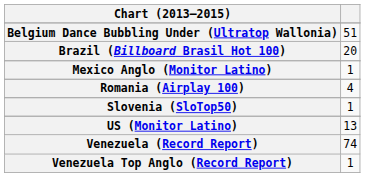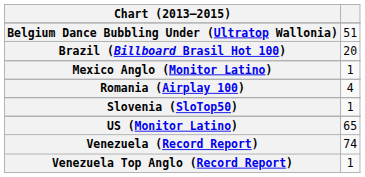(350, 126) 13 -> (350, 126) 65
